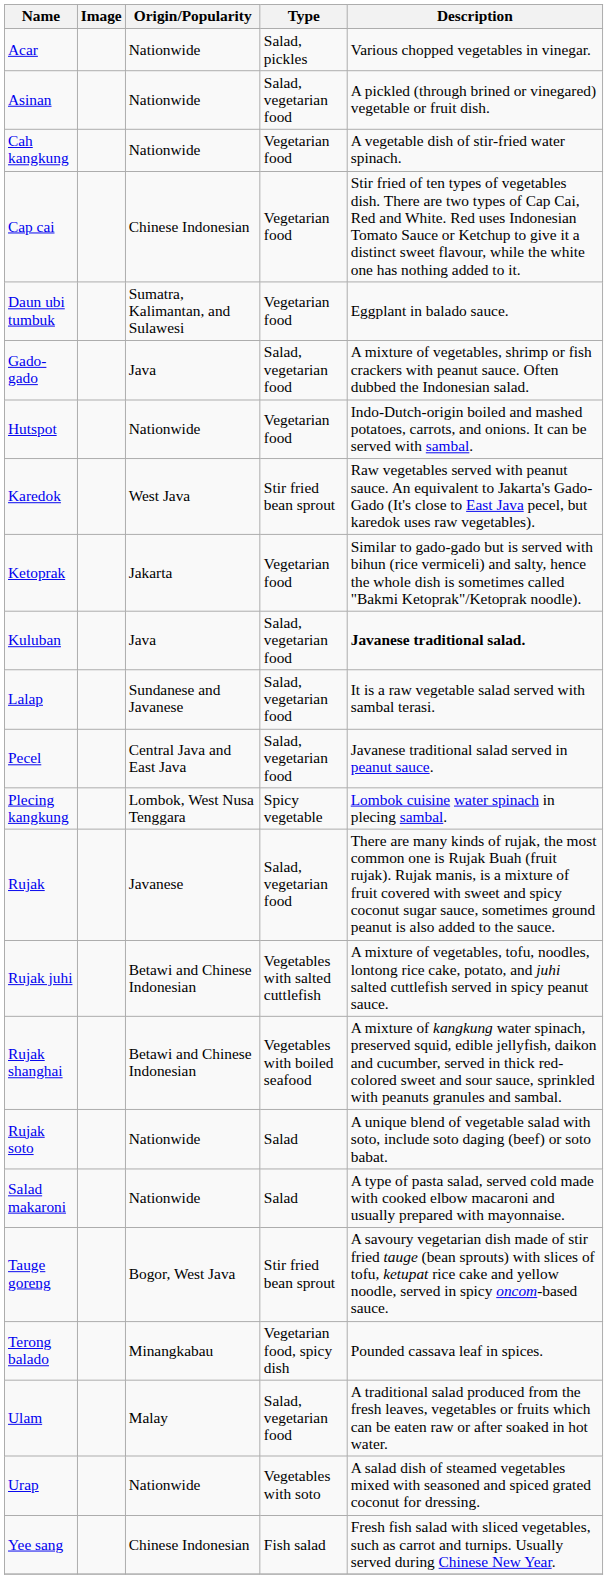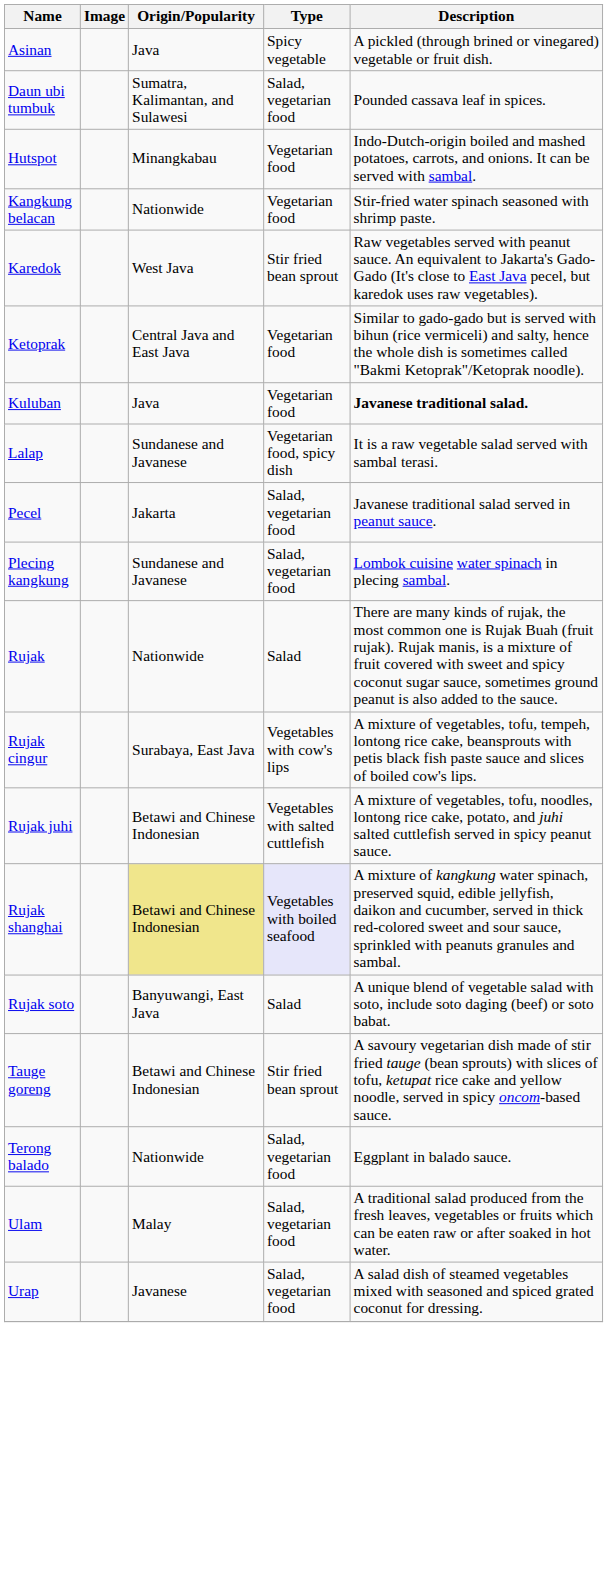- row: (23, 49)
(165, 99) Nationwide -> (146, 49) Java
(296, 99) Salad, vegetarian food -> (296, 49) Spicy vegetable
- row: (38, 150)
- row: (31, 226)
(297, 311) Vegetarian food -> (299, 99) Salad, vegetarian food
(430, 311) Eggplant in balado sauce. -> (450, 99) Pounded cassava leaf in spices.
- row: (27, 370)
(165, 429) Nationwide -> (174, 158) Minangkabau
+ row: (40, 209)
(150, 572) Jakarta -> (183, 344) Central Java and East Java
(296, 640) Salad, vegetarian food -> (300, 403) Vegetarian food
(296, 699) Salad, vegetarian food -> (301, 453) Vegetarian food, spicy dish
(180, 758) Central Java and East Java -> (154, 512) Jakarta
(191, 808) Lombok, West Nusa Tenggara -> (178, 571) Sundanese and Javanese
(293, 808) Spicy vegetable -> (299, 571) Salad, vegetarian food
(156, 884) Javanese -> (168, 656) Nationwide
(296, 884) Salad, vegetarian food -> (284, 656) Salad
+ row: (28, 749)
(190, 1063) no background -> (194, 919) khaki background
(299, 1063) no background -> (302, 919) lavender background
(165, 1139) Nationwide -> (188, 1004) Banyuwangi, East Java
- row: (37, 1198)
(182, 1274) Bogor, West Java -> (194, 1080) Betawi and Chinese Indonesian
(171, 1350) Minangkabau -> (168, 1156) Nationwide
(298, 1350) Vegetarian food, spicy dish -> (299, 1156) Salad, vegetarian food
(447, 1350) Pounded cassava leaf in spices. -> (432, 1156) Eggplant in balado sauce.
(165, 1485) Nationwide -> (159, 1291) Javanese
(297, 1485) Vegetables with soto -> (299, 1291) Salad, vegetarian food
- row: (36, 1544)
